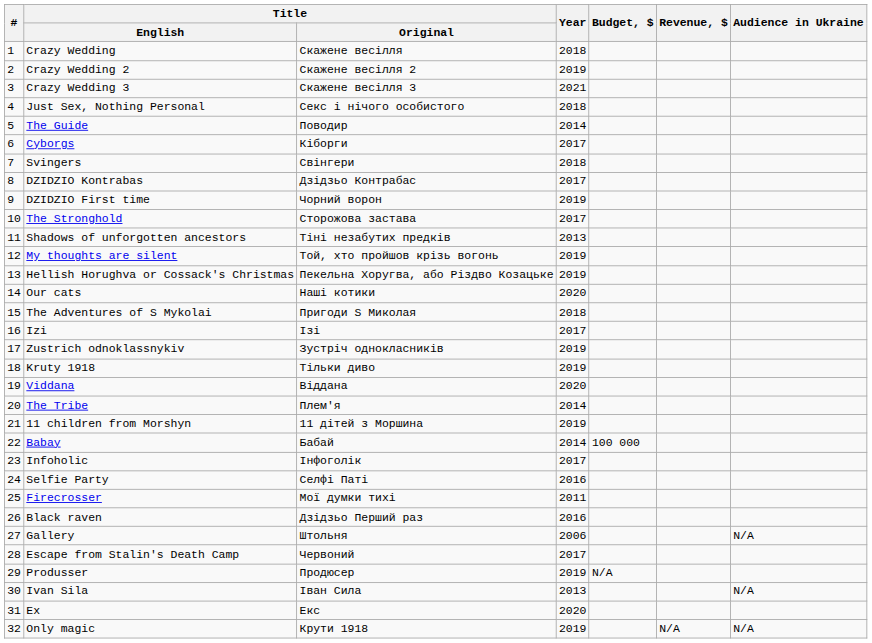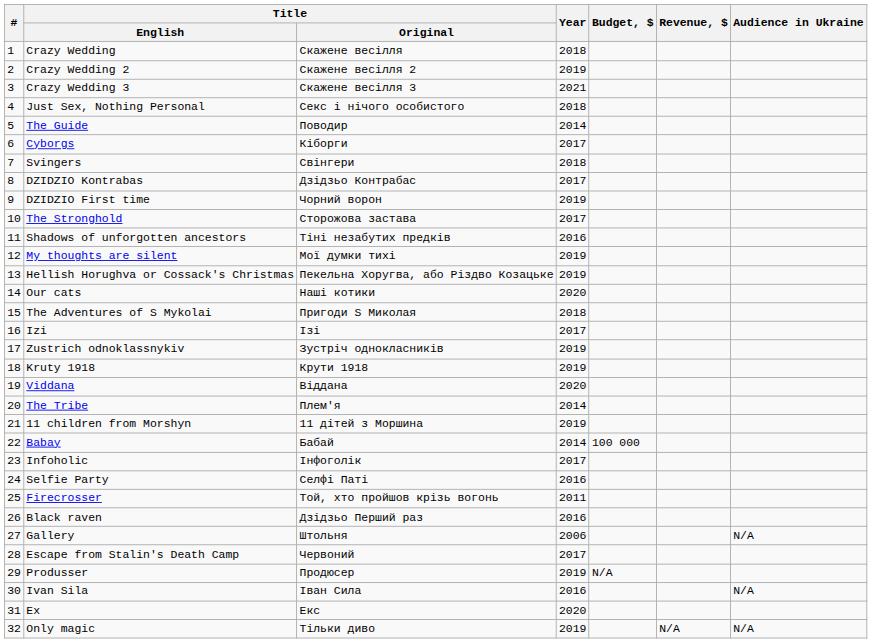(573, 238) 2013 -> (573, 238) 2016
(399, 256) Той, хто пройшов крізь вогонь -> (348, 256) Мої думки тихі
(337, 368) Тільки диво -> (334, 368) Крути 1918
(348, 499) Мої думки тихі -> (399, 499) Той, хто пройшов крізь вогонь
(573, 592) 2013 -> (573, 592) 2016
(334, 629) Крути 1918 -> (337, 629) Тільки диво
